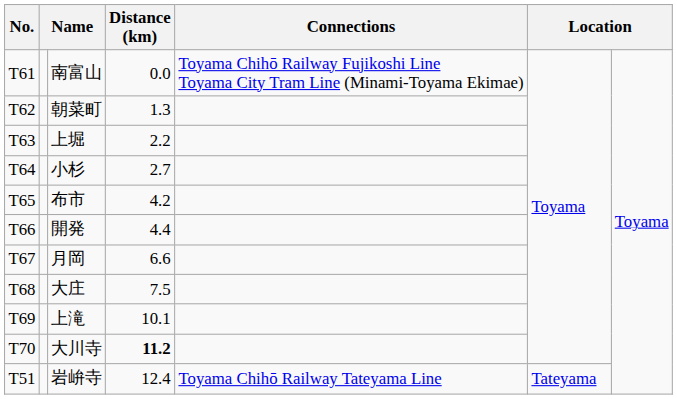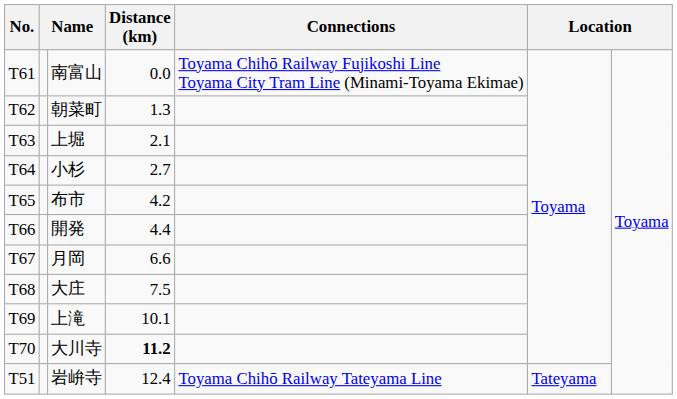(160, 140) 2.2 -> (160, 140) 2.1
